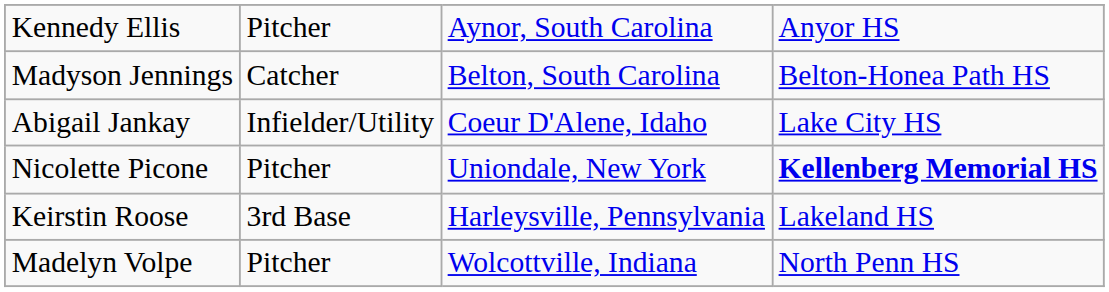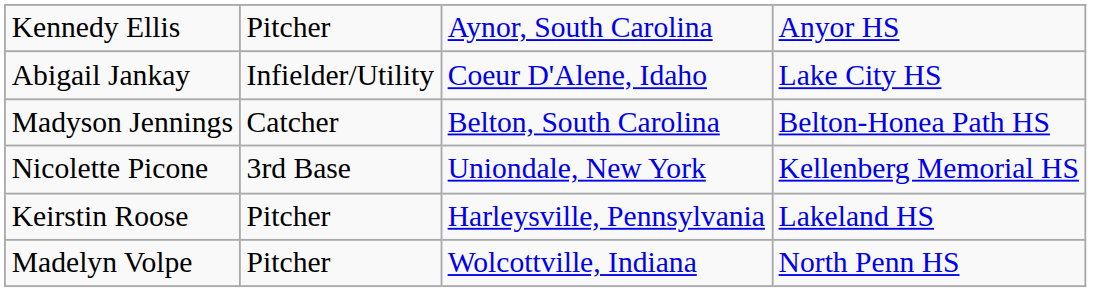rows swapped: (101, 121) <-> (122, 74)
(289, 168) Pitcher -> (299, 168) 3rd Base
(938, 168) bold -> (929, 168) normal
(299, 215) 3rd Base -> (289, 215) Pitcher
